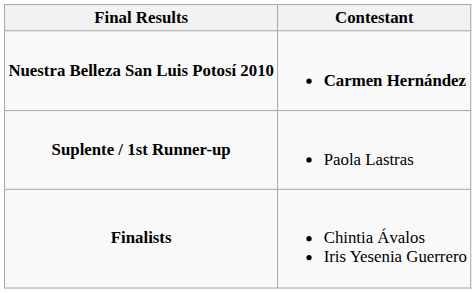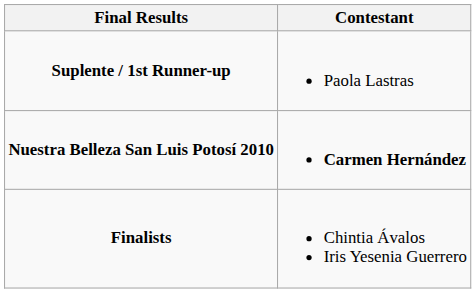rows swapped: (141, 70) <-> (141, 149)
